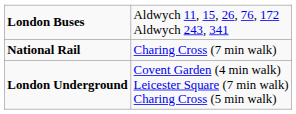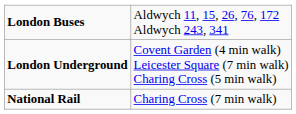rows swapped: (68, 84) <-> (44, 50)
